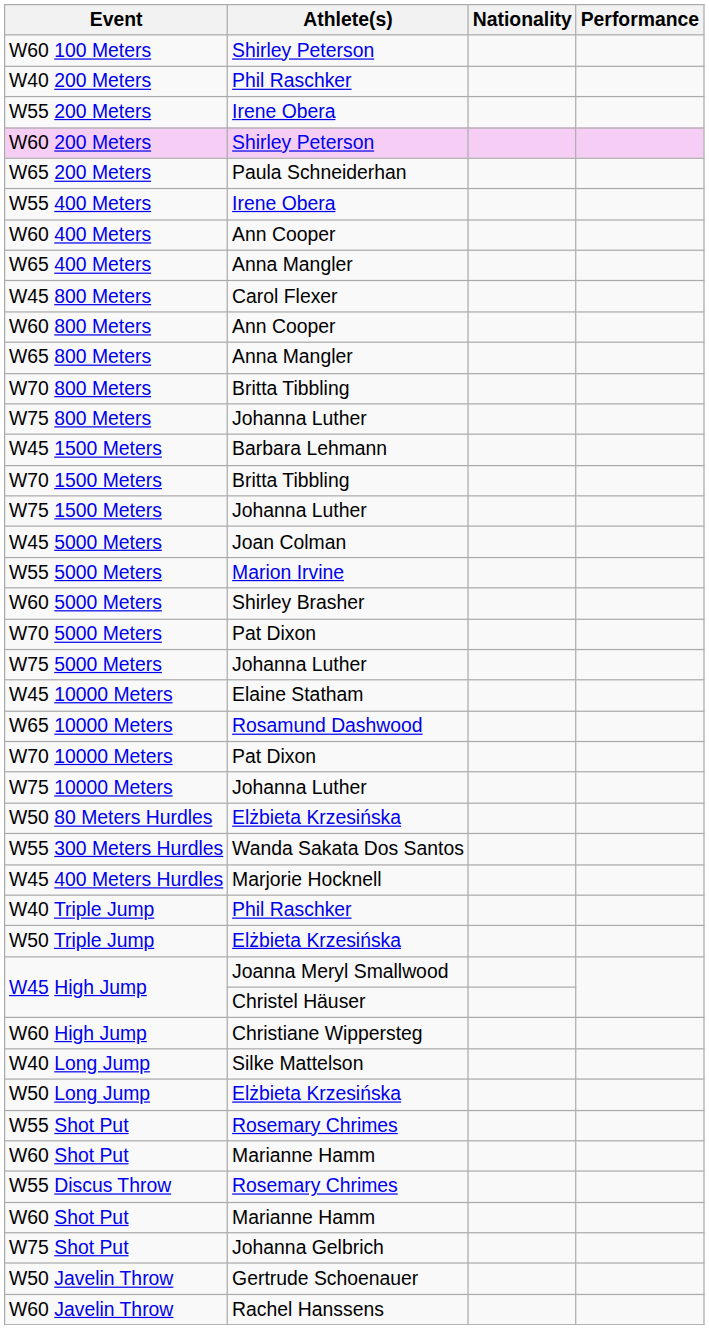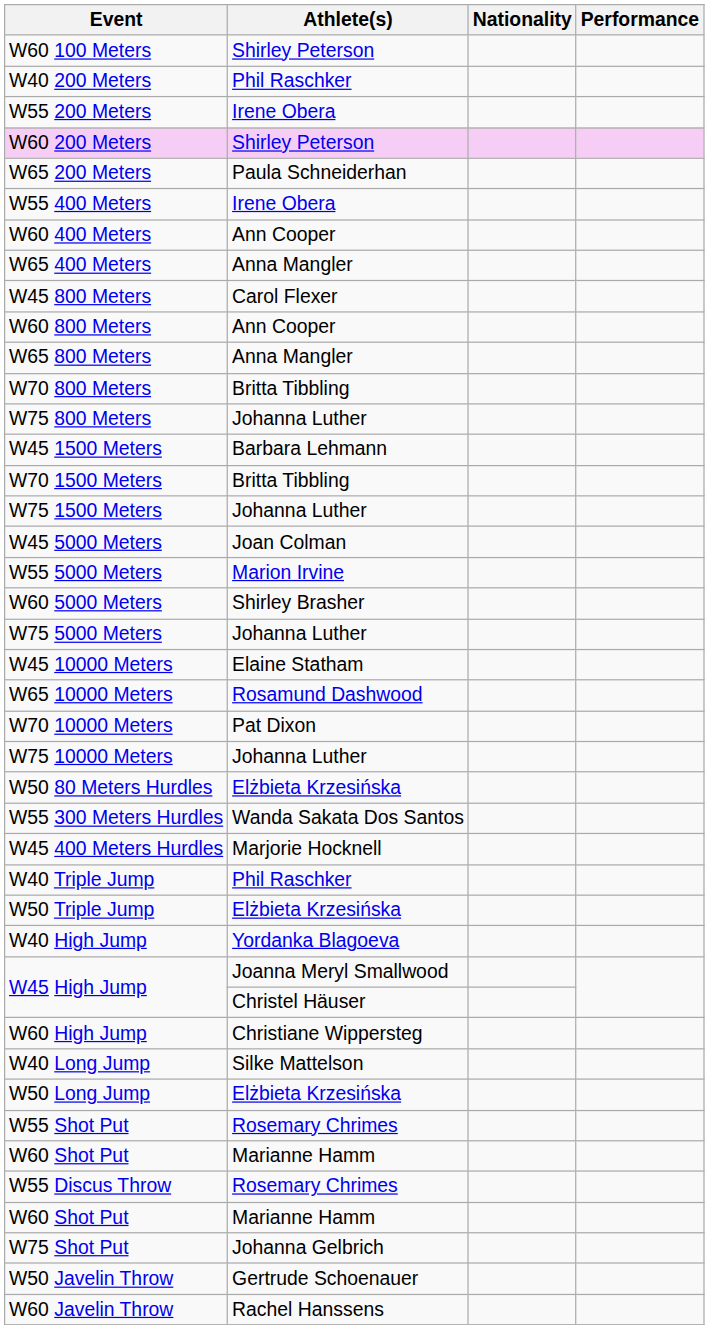- row: (85, 633)
+ row: (78, 940)
